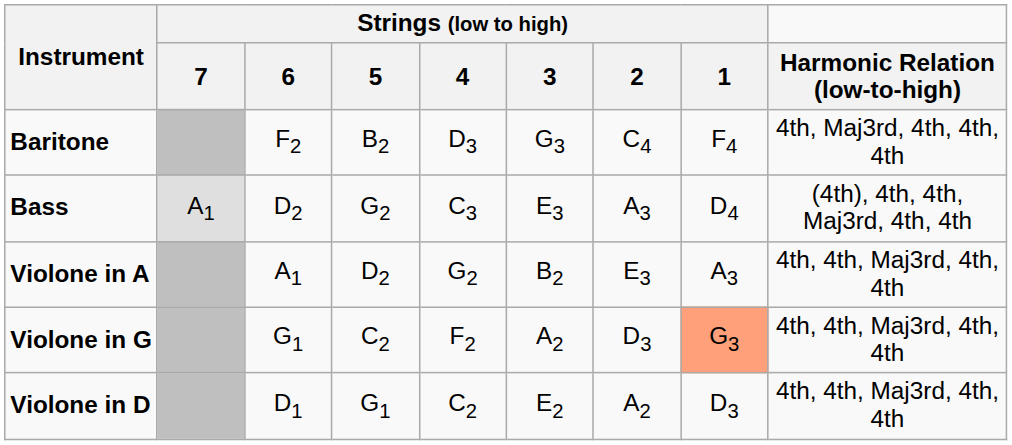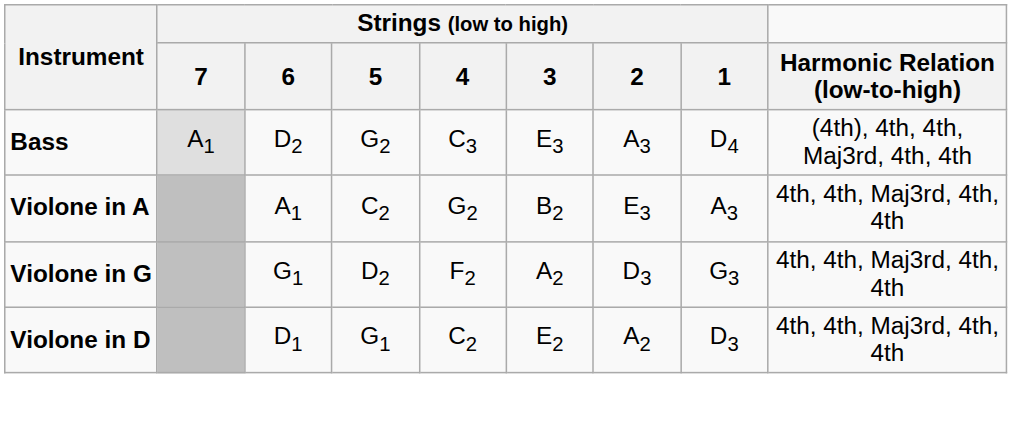- row: (60, 141)
(375, 274) D2 -> (375, 208) C2
(375, 340) C2 -> (375, 274) D2
(724, 340) lightsalmon background -> (724, 274) no background
